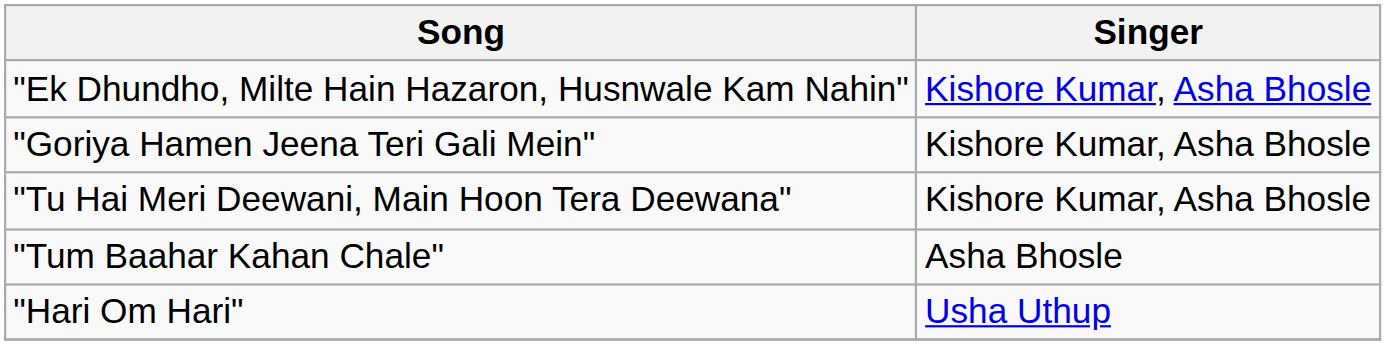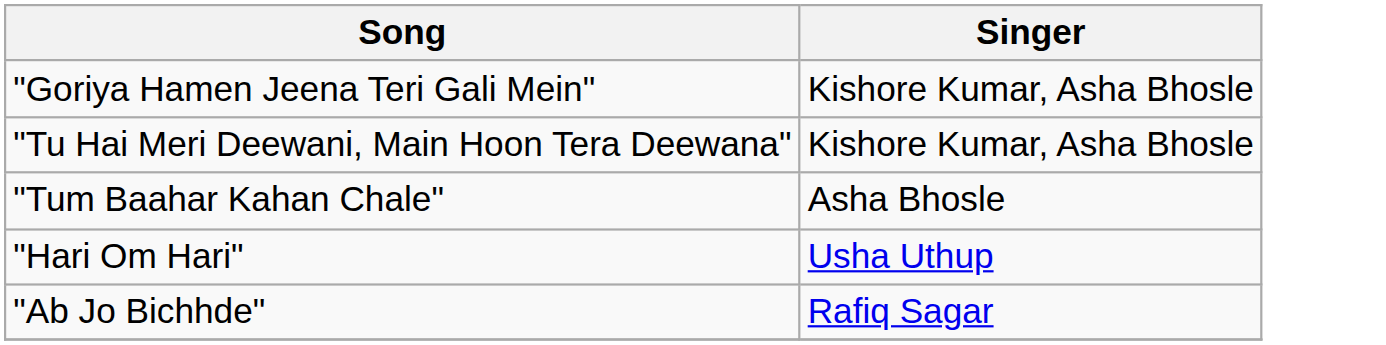- row: (461, 88)
+ row: (139, 311)
